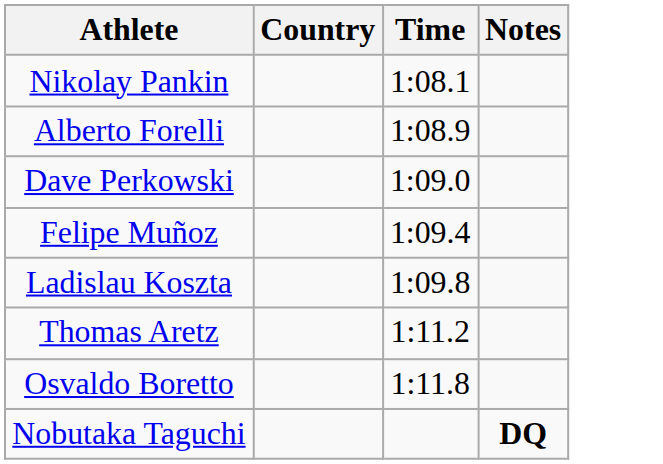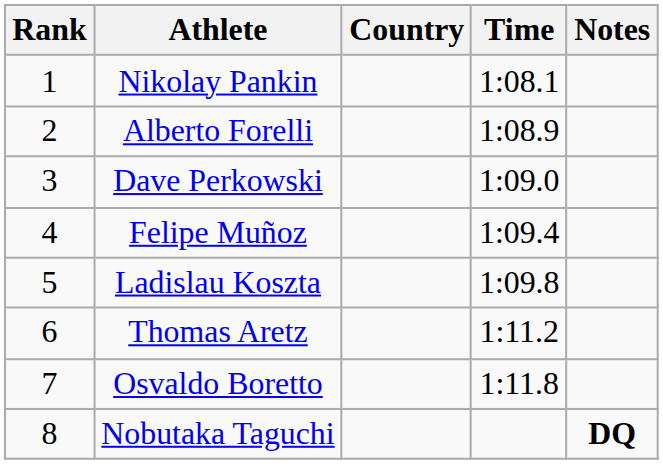+ column: (50, 29)
